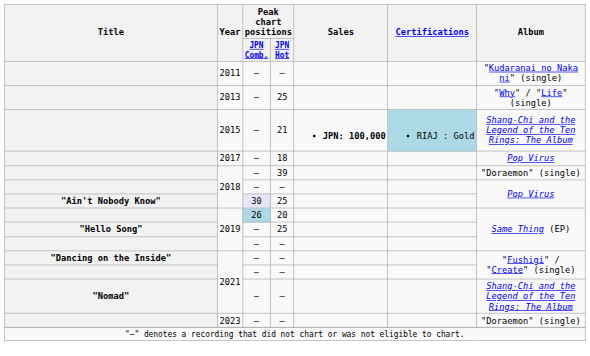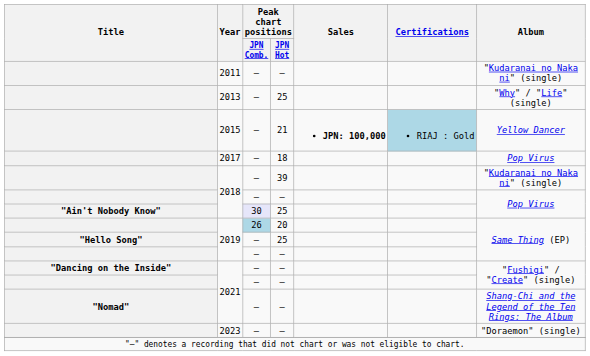(531, 131) Shang-Chi and the Legend of the Ten Rings: The Album -> (531, 131) Yellow Dancer
(531, 173) "Doraemon" (single) -> (531, 178) "Kudaranai no Naka ni" (single)
